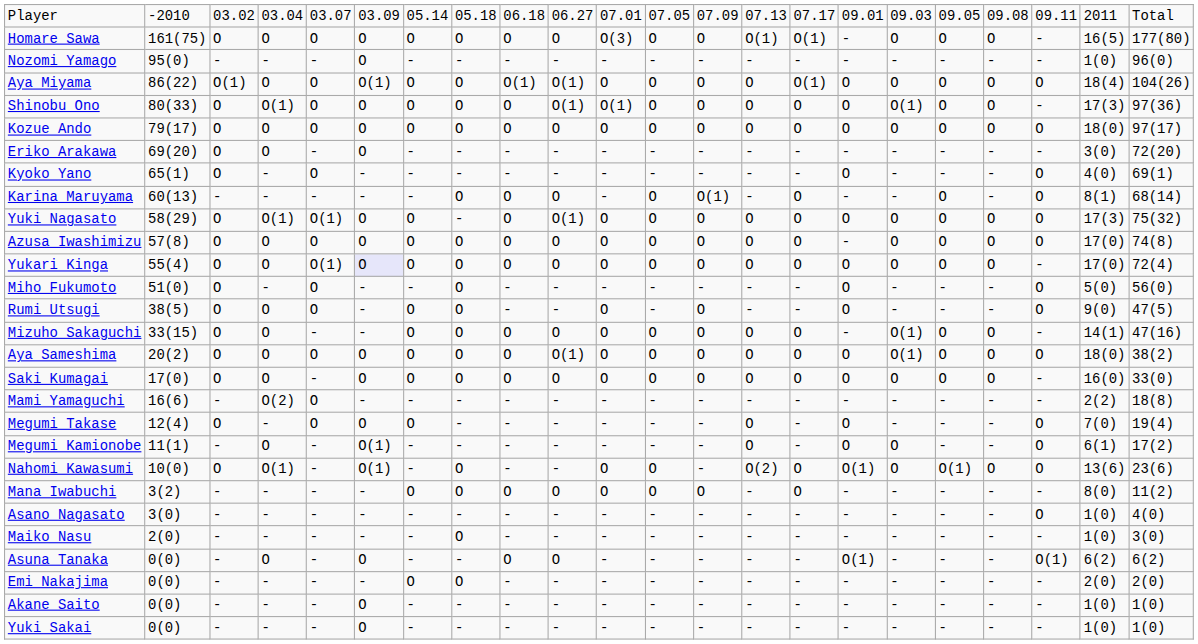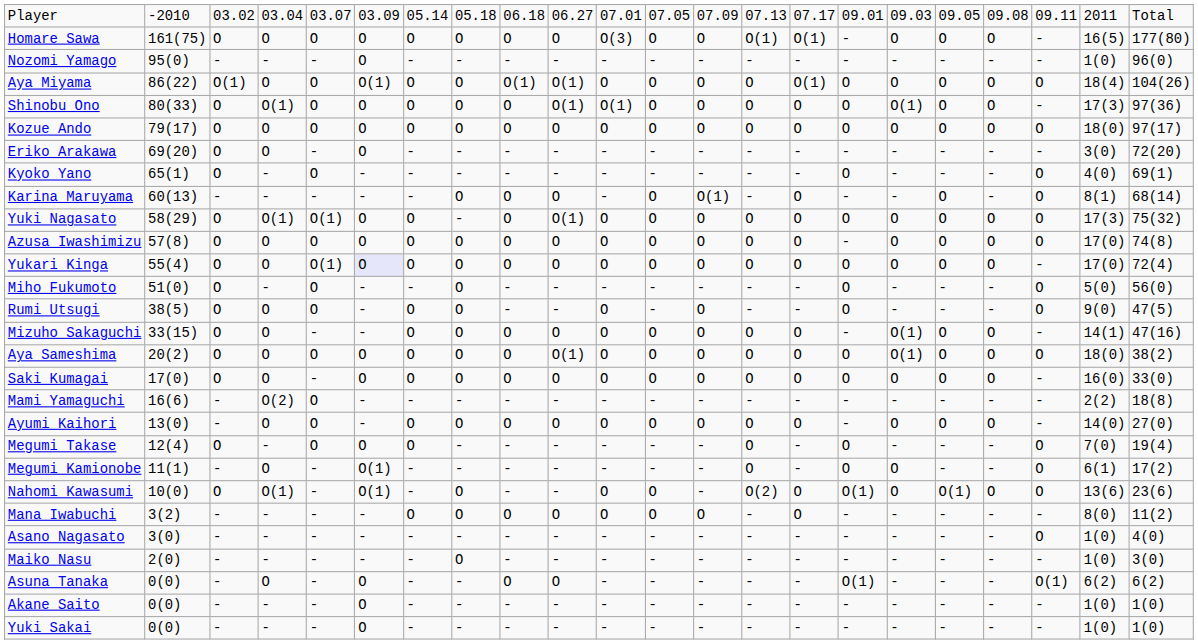+ row: (62, 424)
- row: (58, 583)
